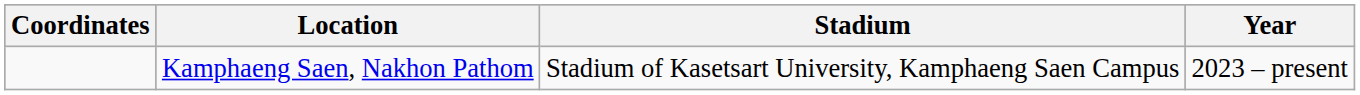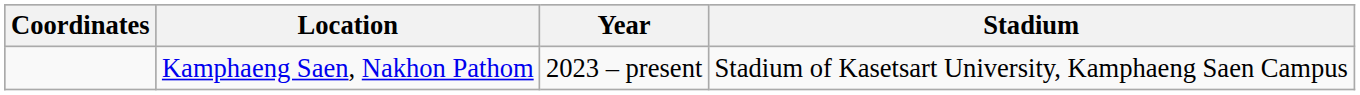columns swapped: (863, 25) <-> (1270, 25)
